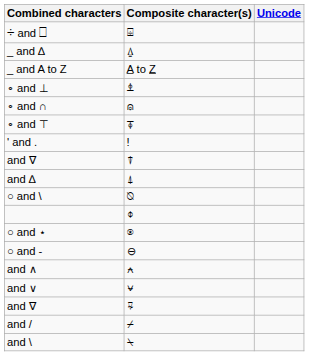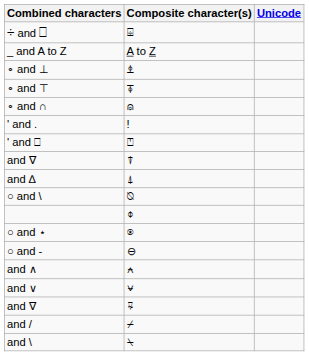- row: (26, 51)
rows swapped: (27, 106) <-> (28, 124)
+ row: (24, 142)
